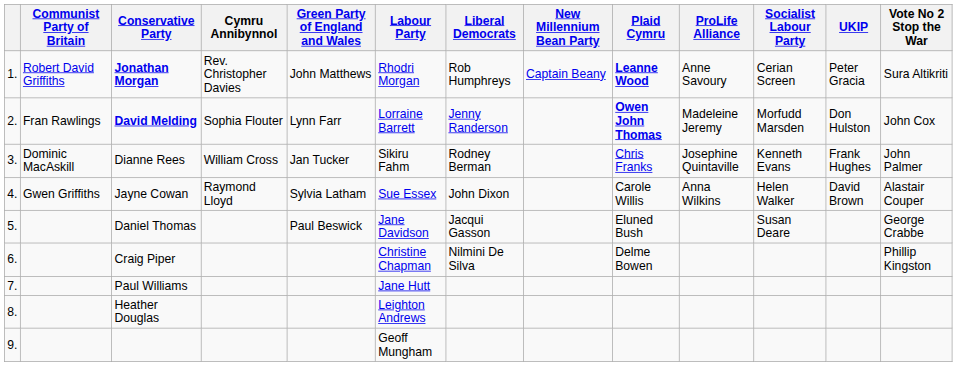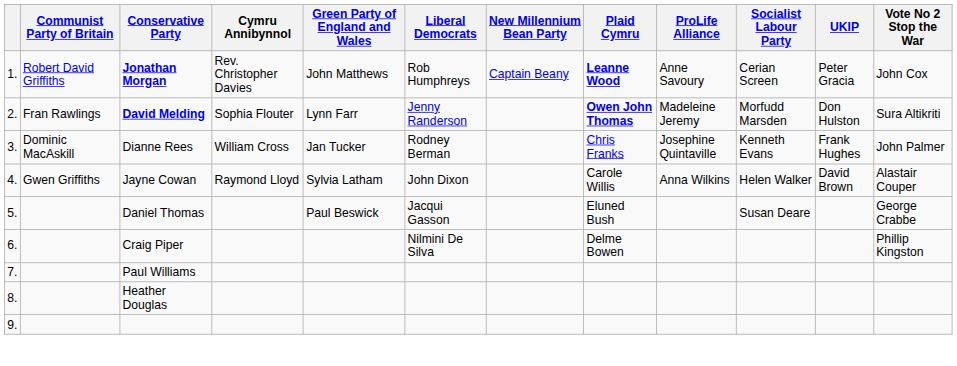- column: (410, 27)
(916, 74) Sura Altikriti -> (902, 74) John Cox
(909, 121) John Cox -> (908, 114) Sura Altikriti
